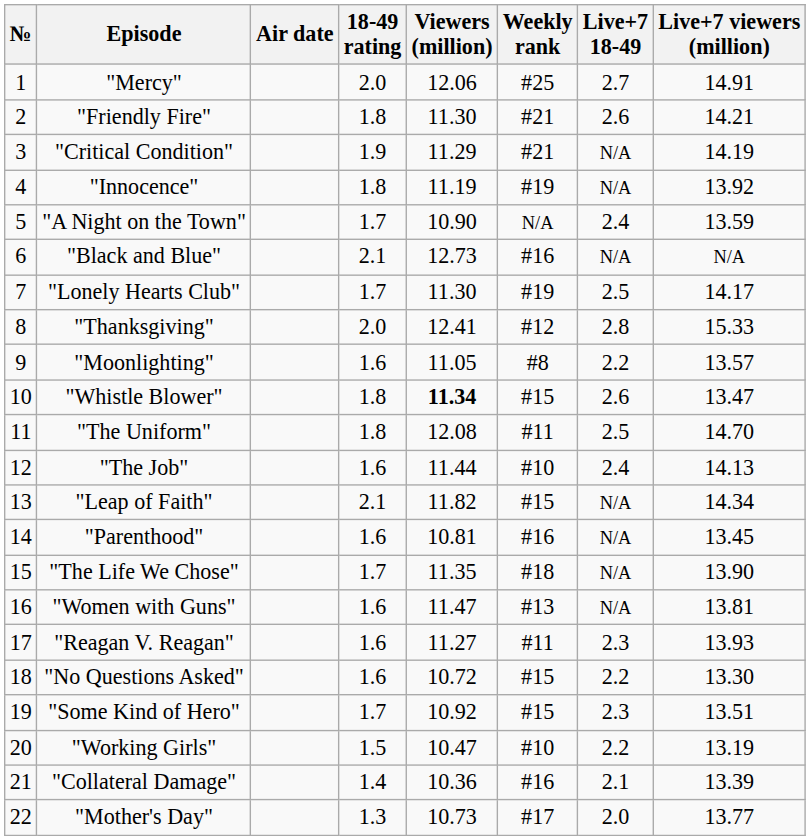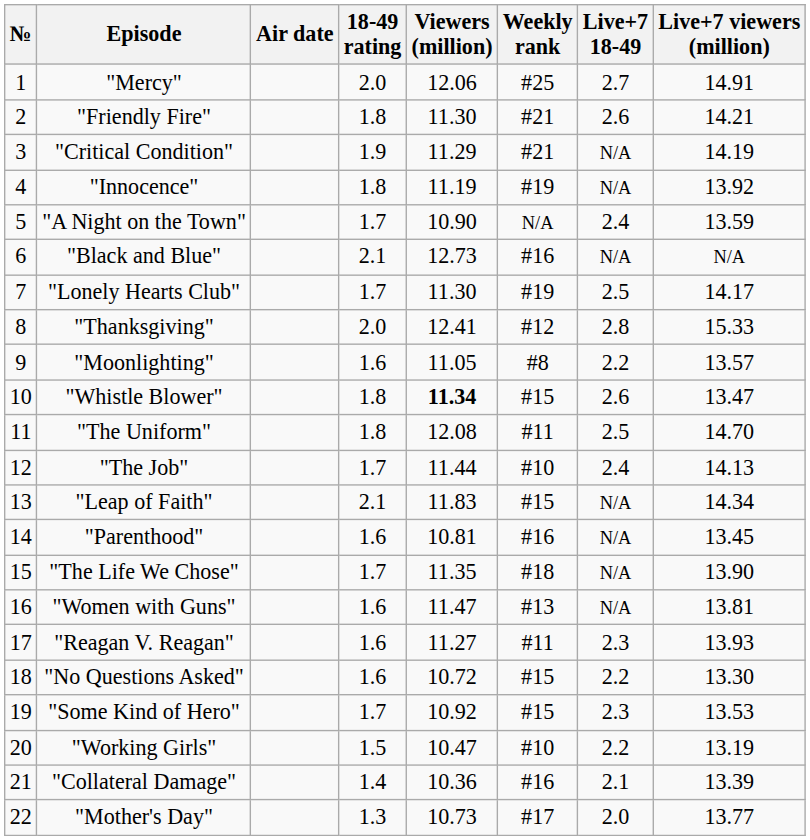(373, 467) 1.6 -> (373, 467) 1.7
(452, 502) 11.82 -> (452, 502) 11.83
(729, 712) 13.51 -> (729, 712) 13.53
